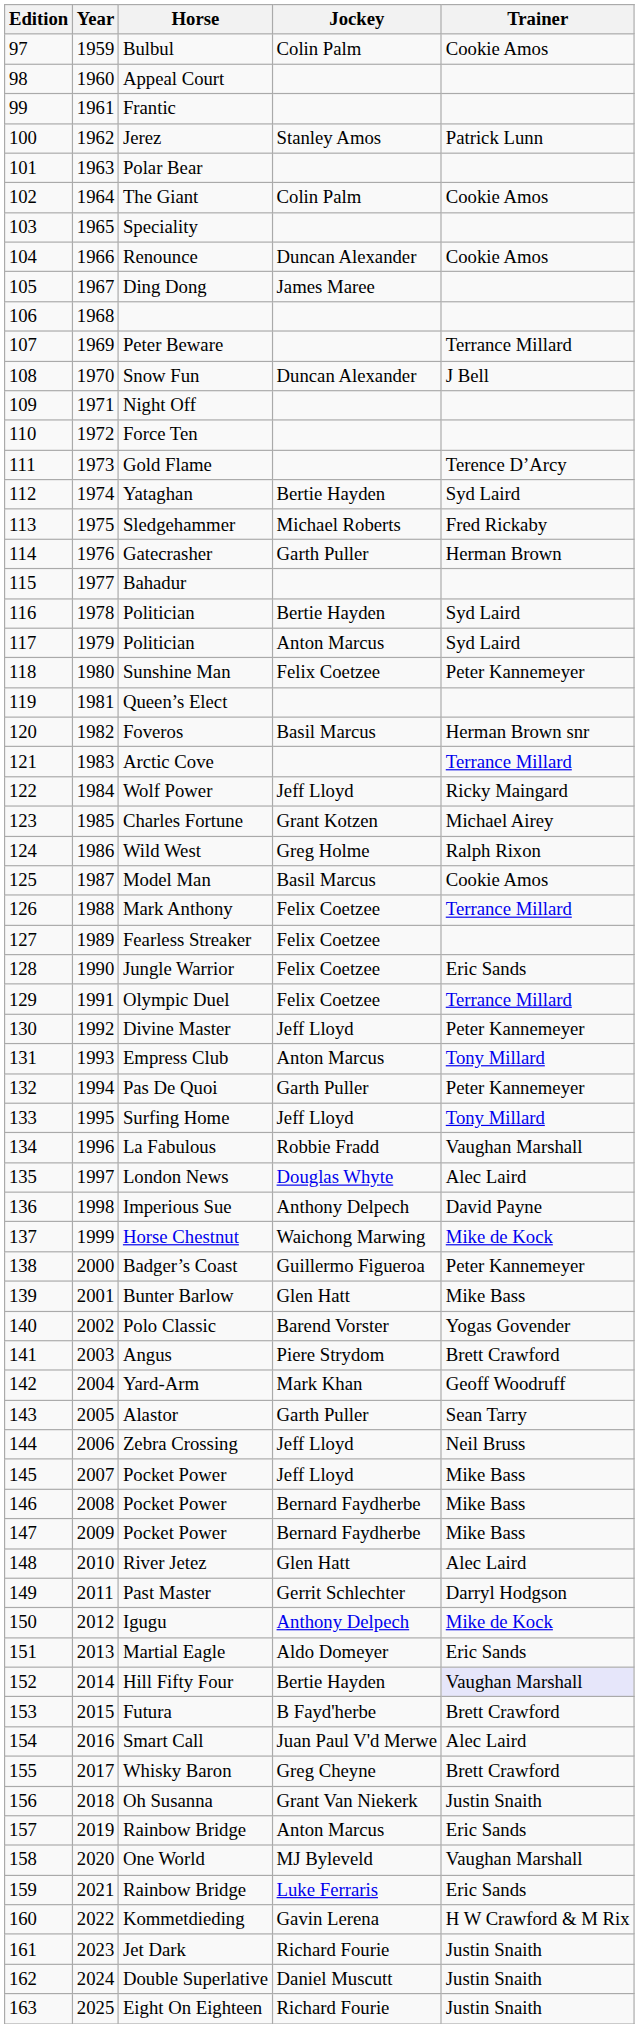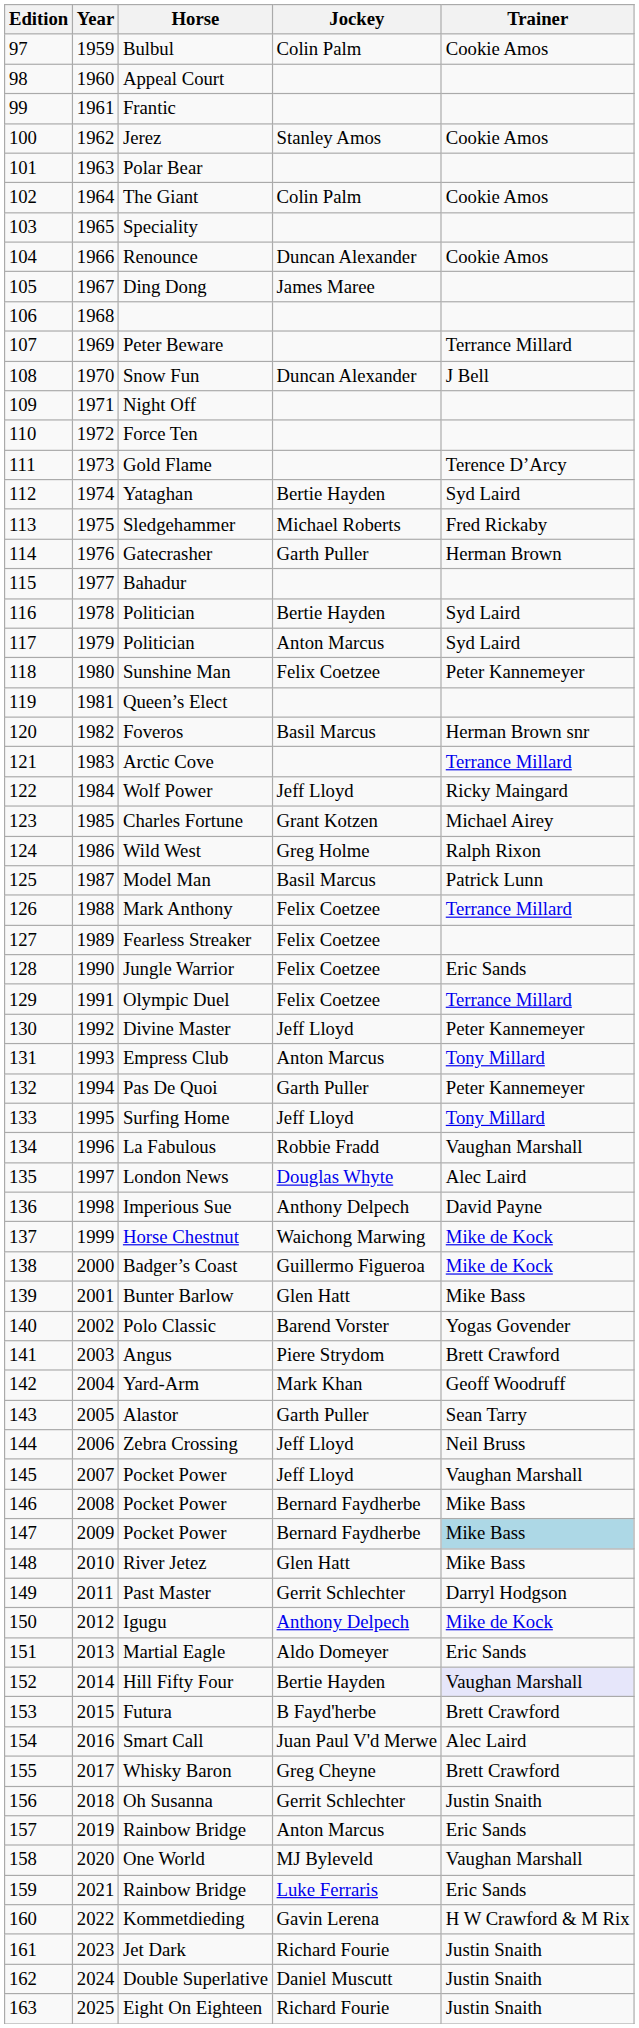(494, 138) Patrick Lunn -> (497, 138) Cookie Amos
(497, 880) Cookie Amos -> (494, 880) Patrick Lunn
(515, 1266) Peter Kannemeyer -> (499, 1266) Mike de Kock
(486, 1474) Mike Bass -> (514, 1474) Vaughan Marshall
(486, 1533) no background -> (486, 1533) lightblue background
(486, 1563) Alec Laird -> (486, 1563) Mike Bass
(347, 1800) Grant Van Niekerk -> (341, 1800) Gerrit Schlechter
